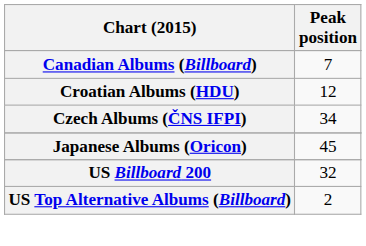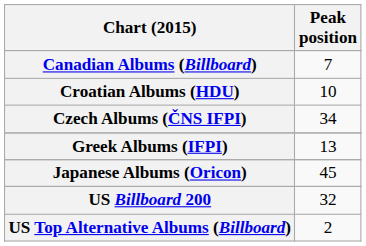(328, 91) 12 -> (328, 91) 10
+ row: (150, 145)
